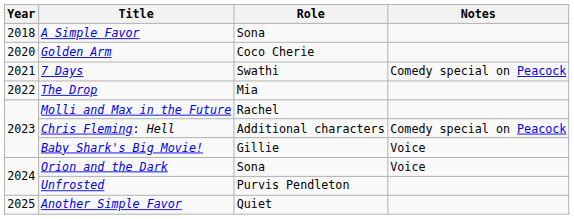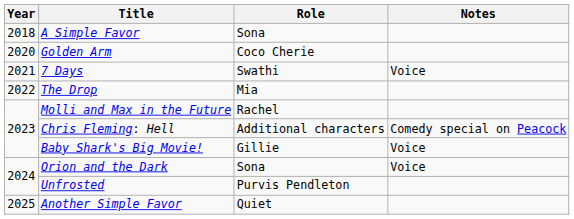(478, 71) Comedy special on Peacock -> (408, 71) Voice
